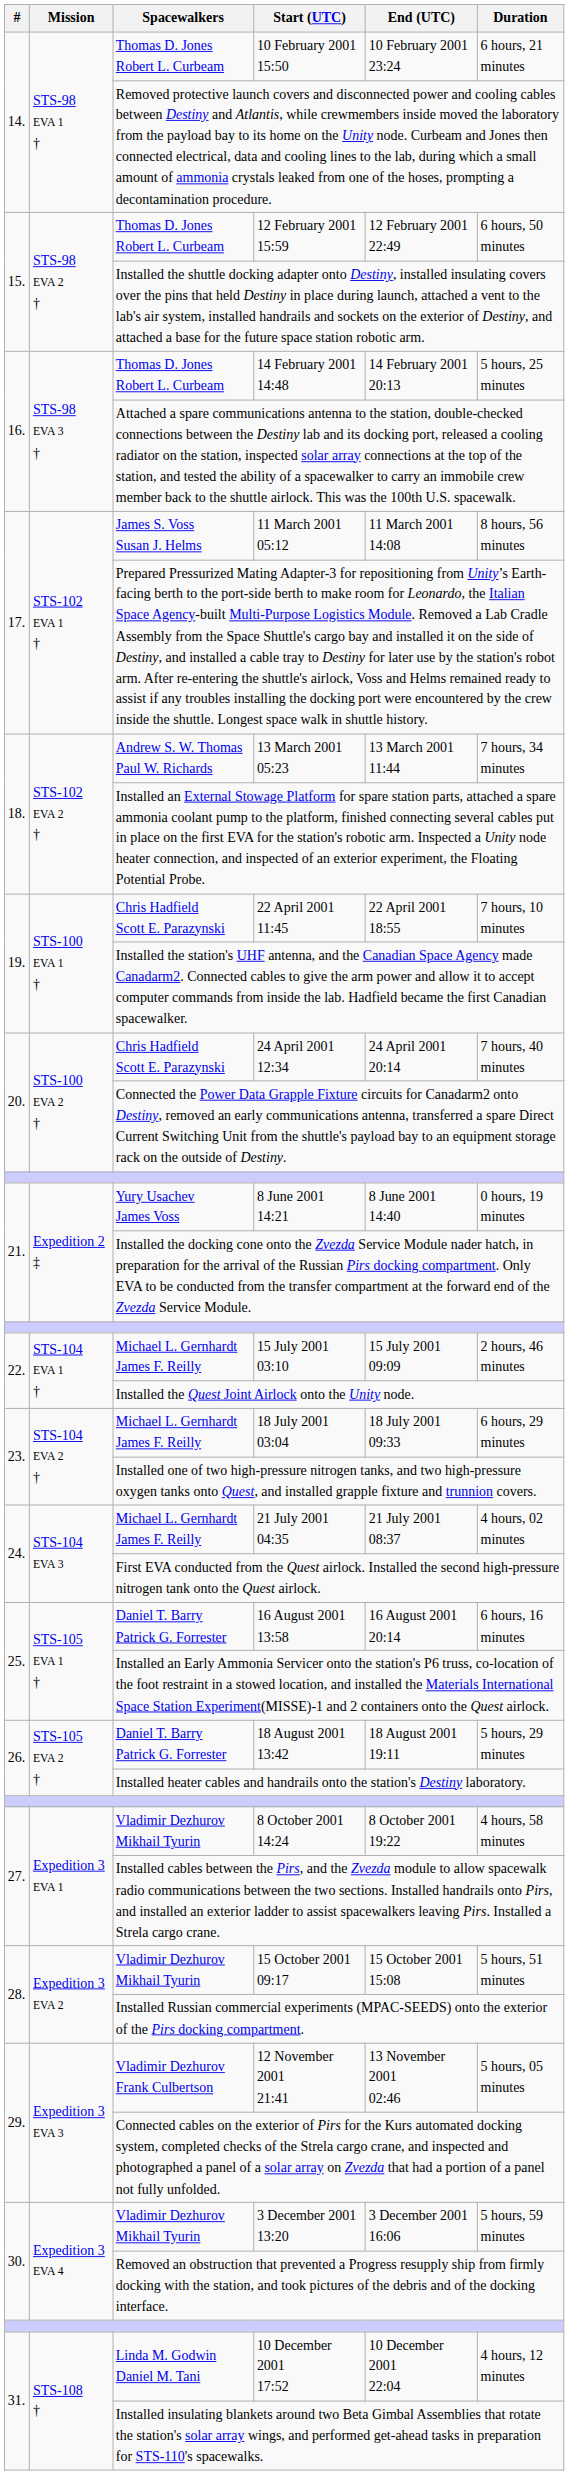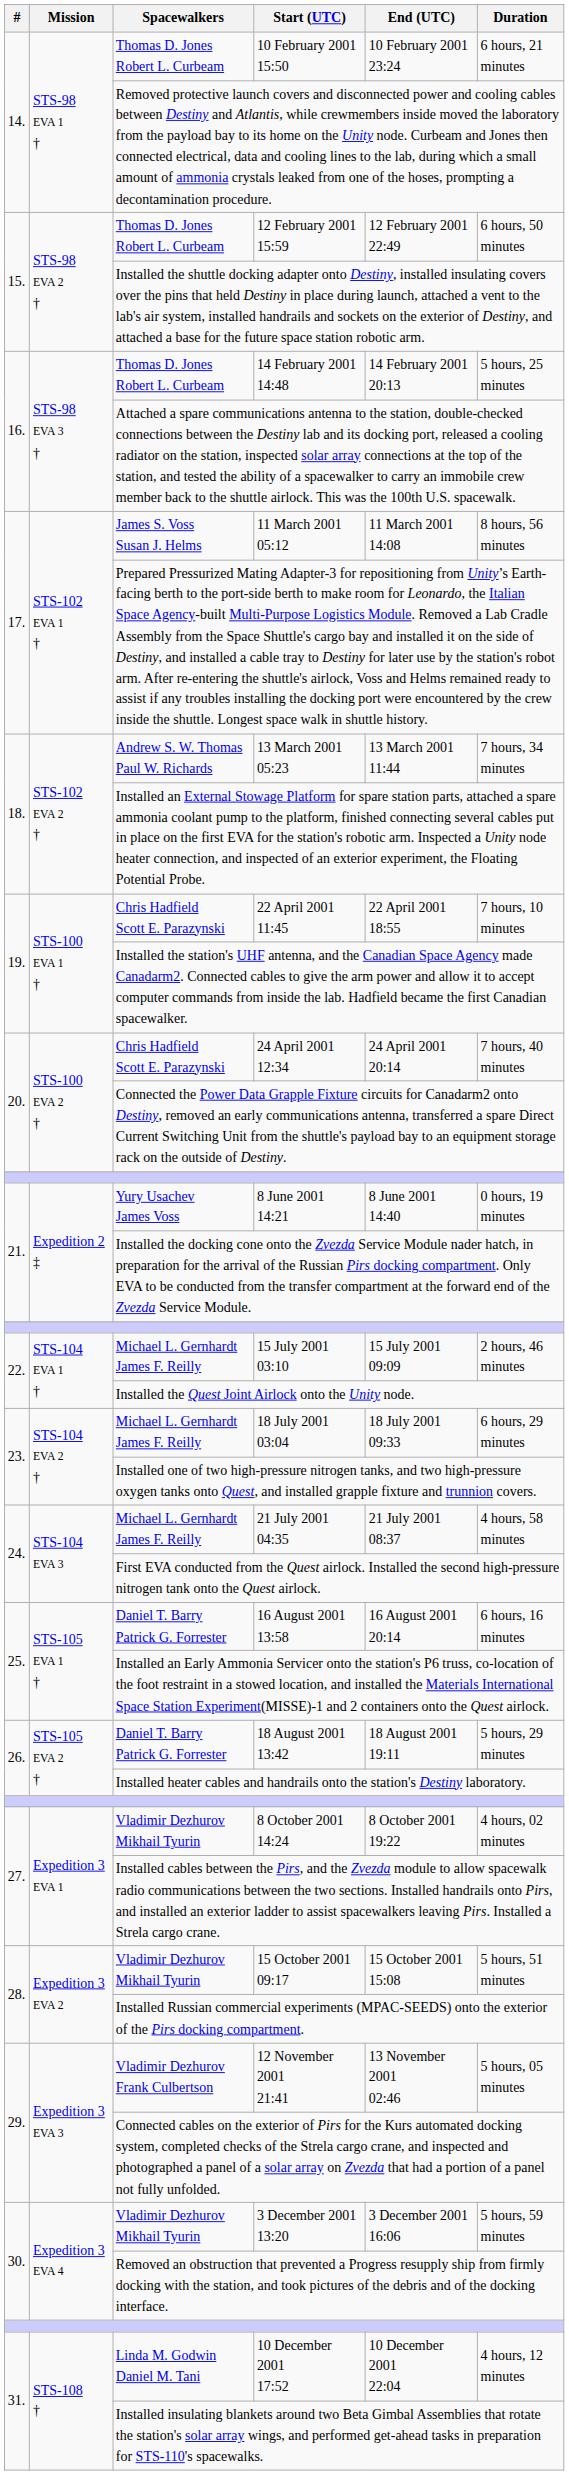(512, 1529) 4 hours, 02 minutes -> (512, 1529) 4 hours, 58 minutes
(512, 1831) 4 hours, 58 minutes -> (512, 1831) 4 hours, 02 minutes
